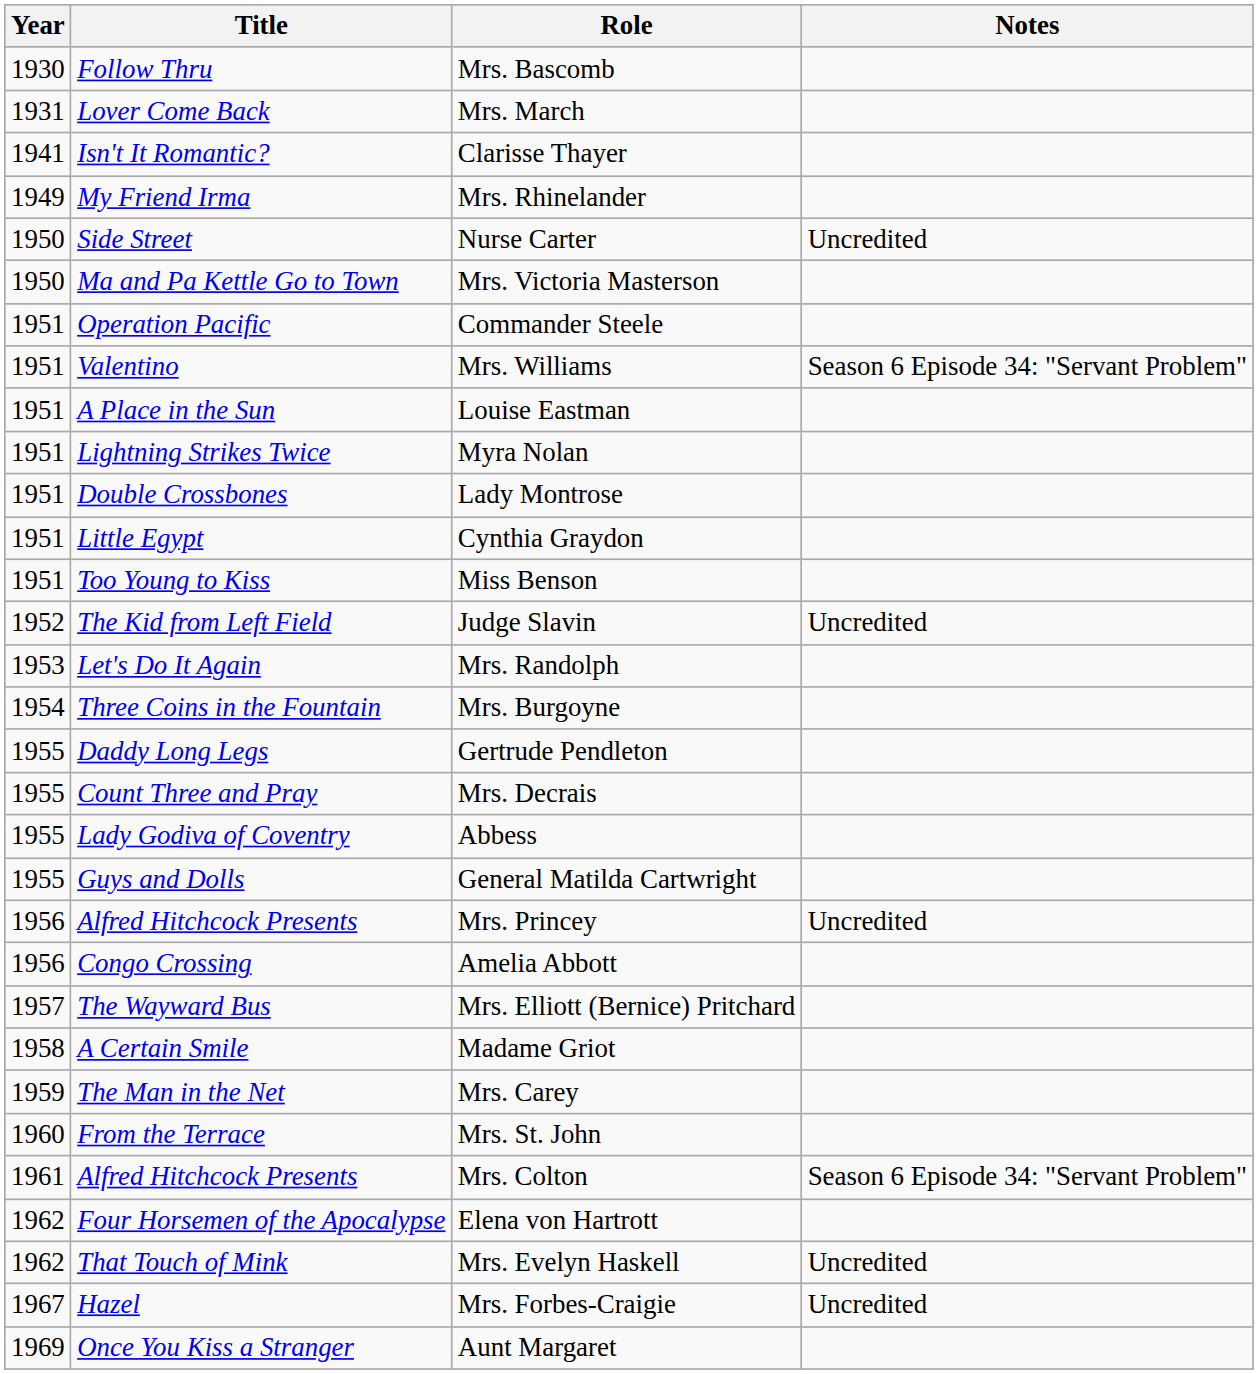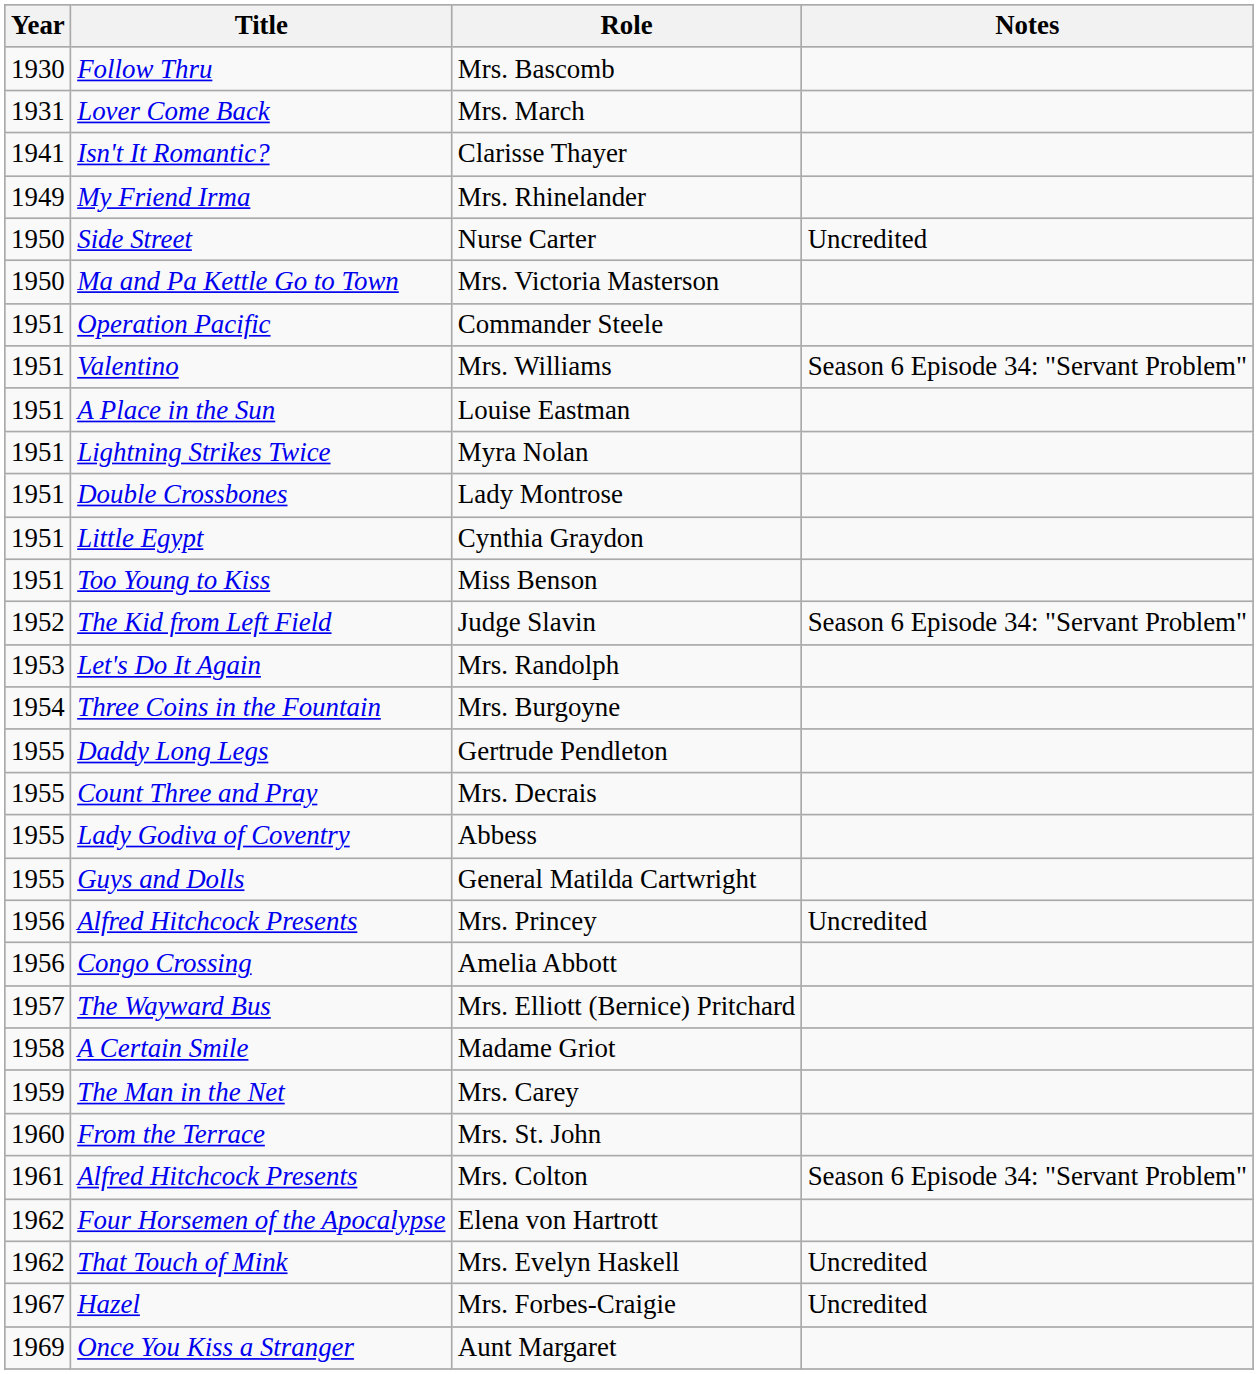(867, 622) Uncredited -> (1027, 622) Season 6 Episode 34: "Servant Problem"
